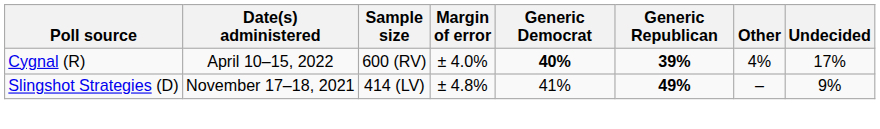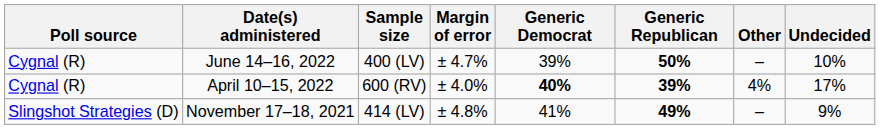+ row: (270, 61)
